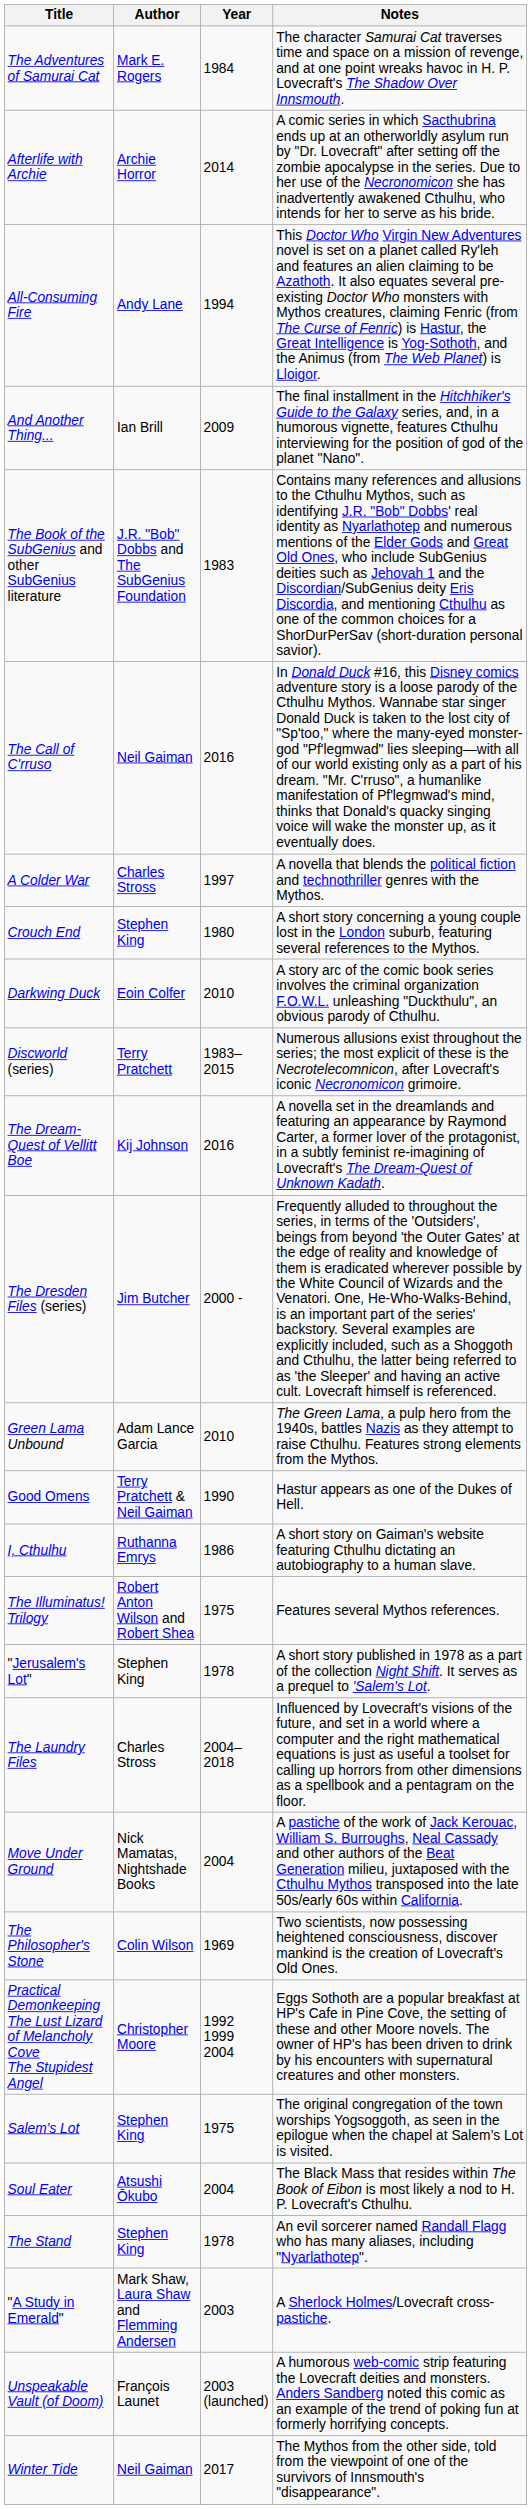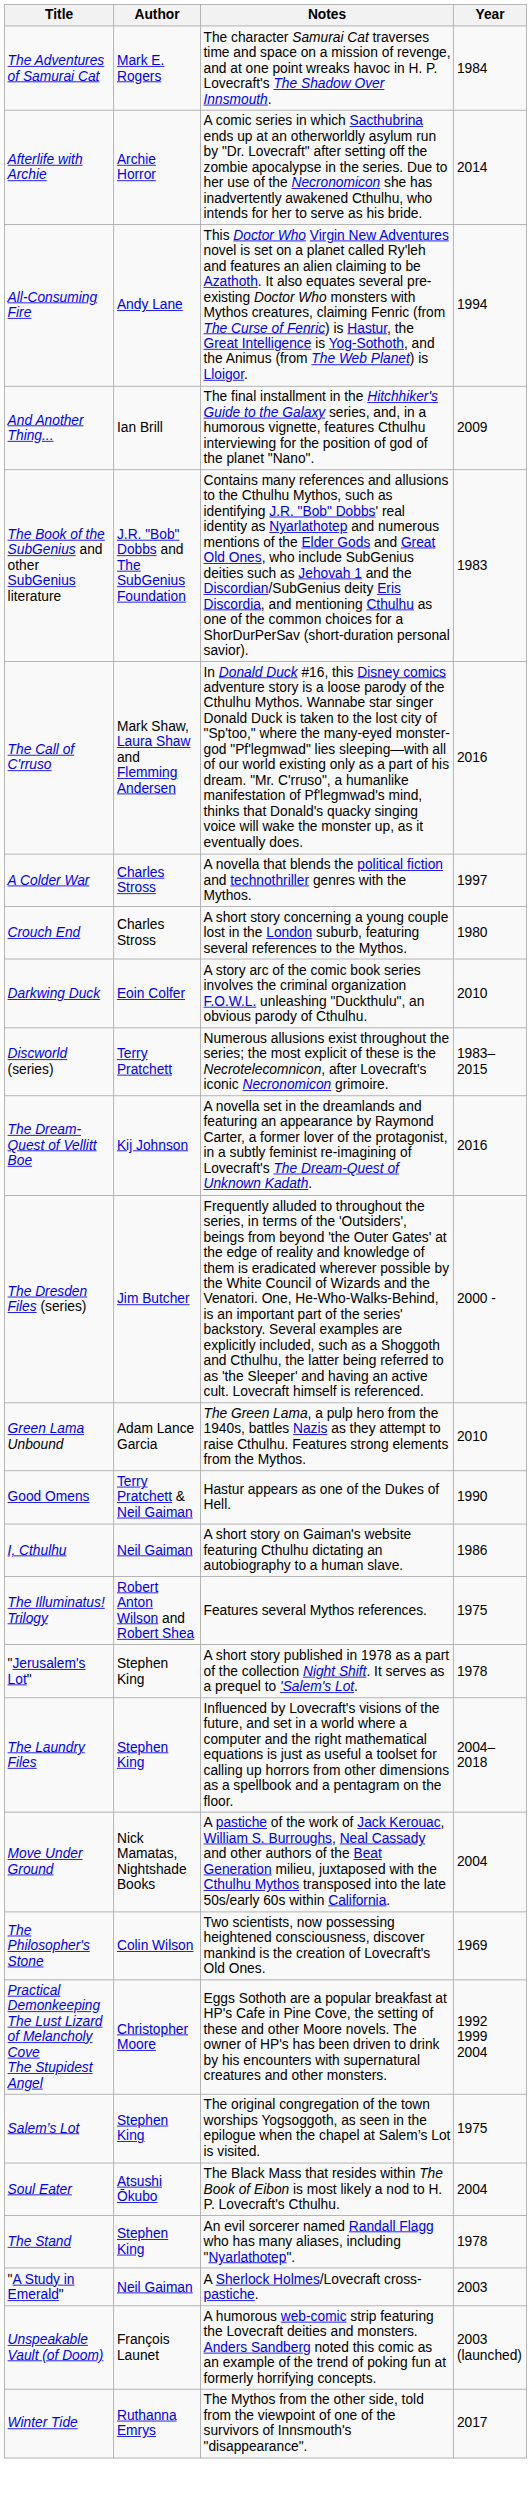columns swapped: (237, 15) <-> (400, 15)
(155, 757) Neil Gaiman -> (154, 757) Mark Shaw, Laura Shaw and Flemming Andersen
(143, 933) Stephen King -> (141, 933) Charles Stross
(147, 1550) Ruthanna Emrys -> (155, 1550) Neil Gaiman
(141, 1754) Charles Stross -> (143, 1754) Stephen King
(154, 2310) Mark Shaw, Laura Shaw and Flemming Andersen -> (155, 2286) Neil Gaiman
(155, 2469) Neil Gaiman -> (147, 2423) Ruthanna Emrys
